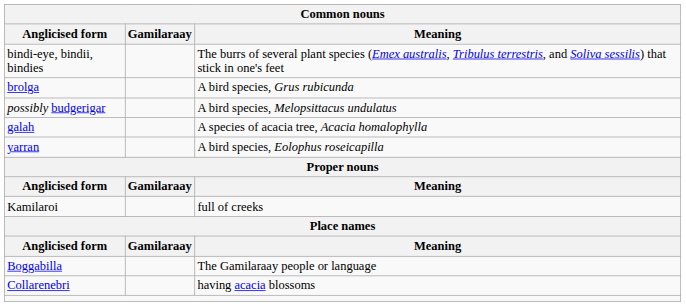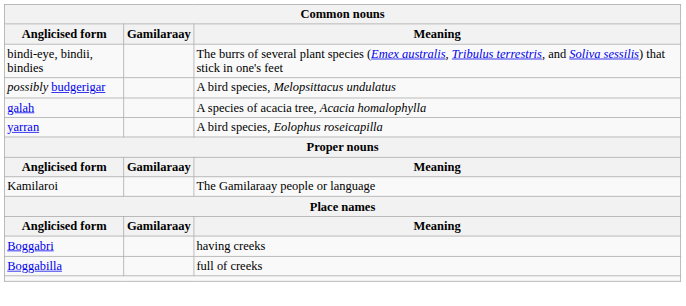- row: (23, 87)
(230, 206) full of creeks -> (286, 186) The Gamilaraay people or language
+ row: (30, 246)
(287, 265) The Gamilaraay people or language -> (229, 265) full of creeks
- row: (38, 285)
